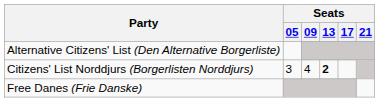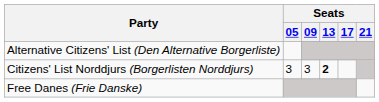(307, 69) 4 -> (307, 69) 3
